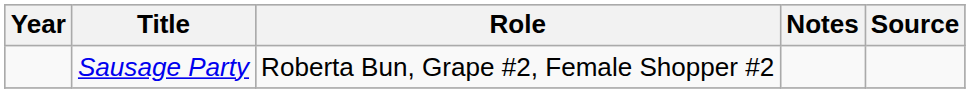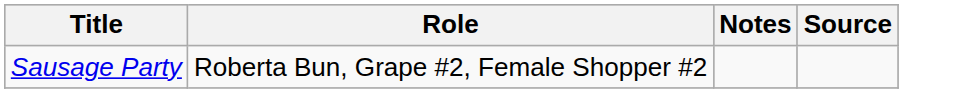- column: (38, 25)
